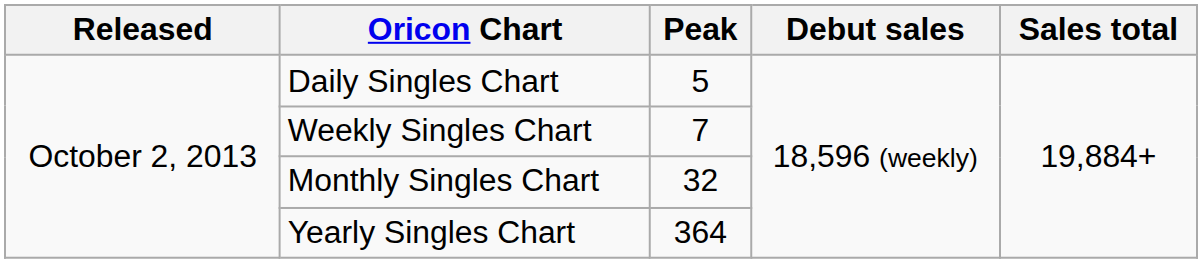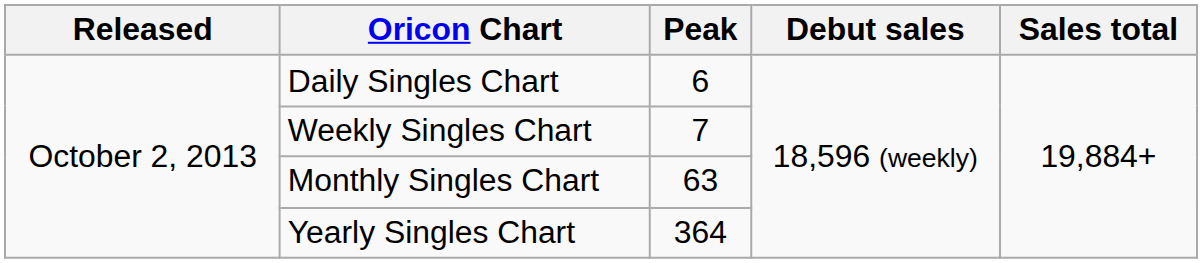(700, 80) 5 -> (700, 80) 6
(700, 181) 32 -> (700, 181) 63
